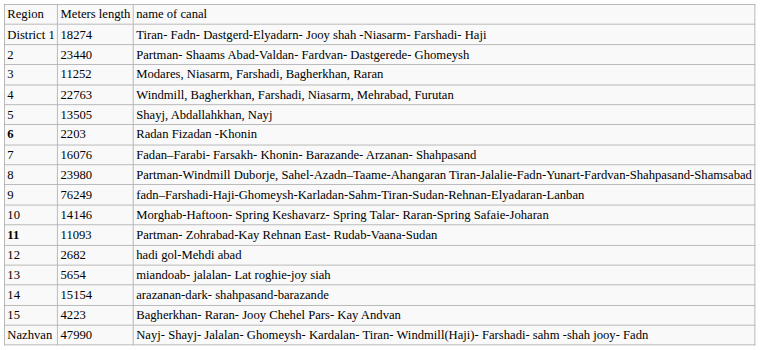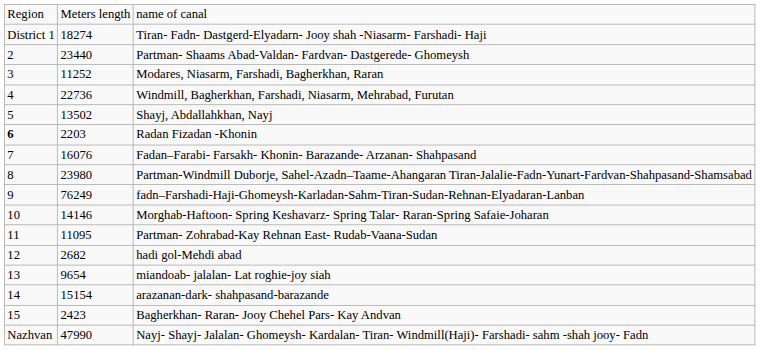(76, 94) 22763 -> (76, 94) 22736
(76, 114) 13505 -> (76, 114) 13502
(13, 235) bold -> (13, 235) normal
(76, 235) 11093 -> (76, 235) 11095
(73, 275) 5654 -> (73, 275) 9654
(73, 315) 4223 -> (73, 315) 2423
